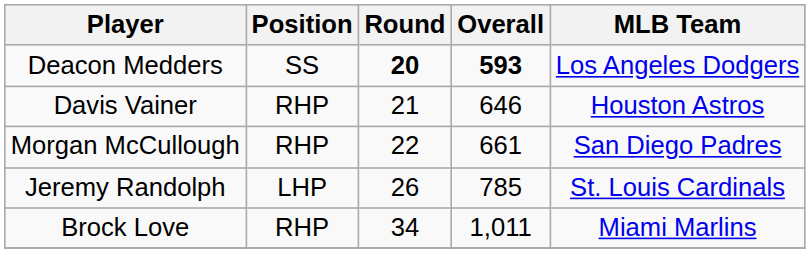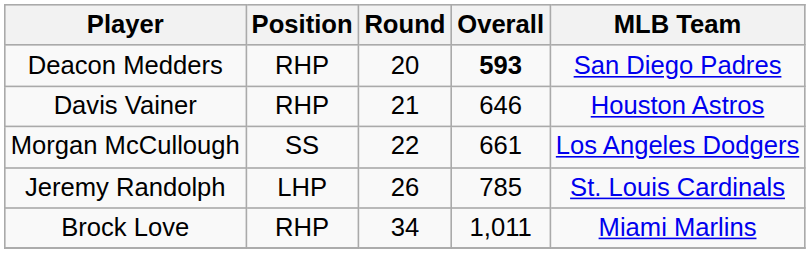(302, 65) SS -> (302, 65) RHP
(405, 65) bold -> (405, 65) normal
(678, 65) Los Angeles Dodgers -> (678, 65) San Diego Padres
(302, 146) RHP -> (302, 146) SS
(678, 146) San Diego Padres -> (678, 146) Los Angeles Dodgers
